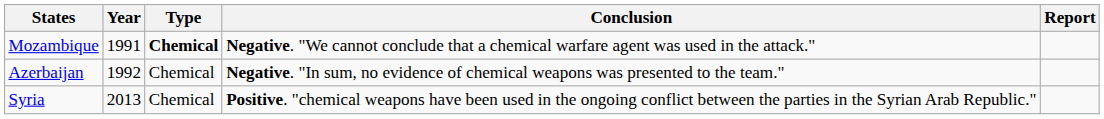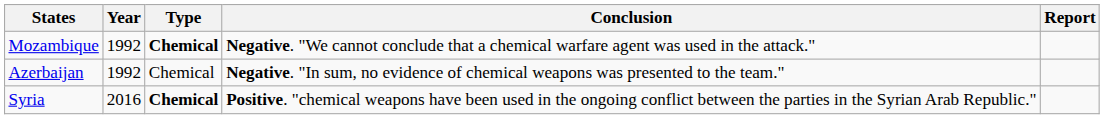(124, 45) 1991 -> (124, 45) 1992
(124, 99) 2013 -> (124, 99) 2016
(182, 99) normal -> (184, 99) bold
